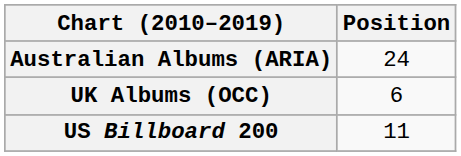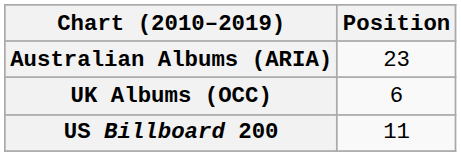(397, 60) 24 -> (397, 60) 23
